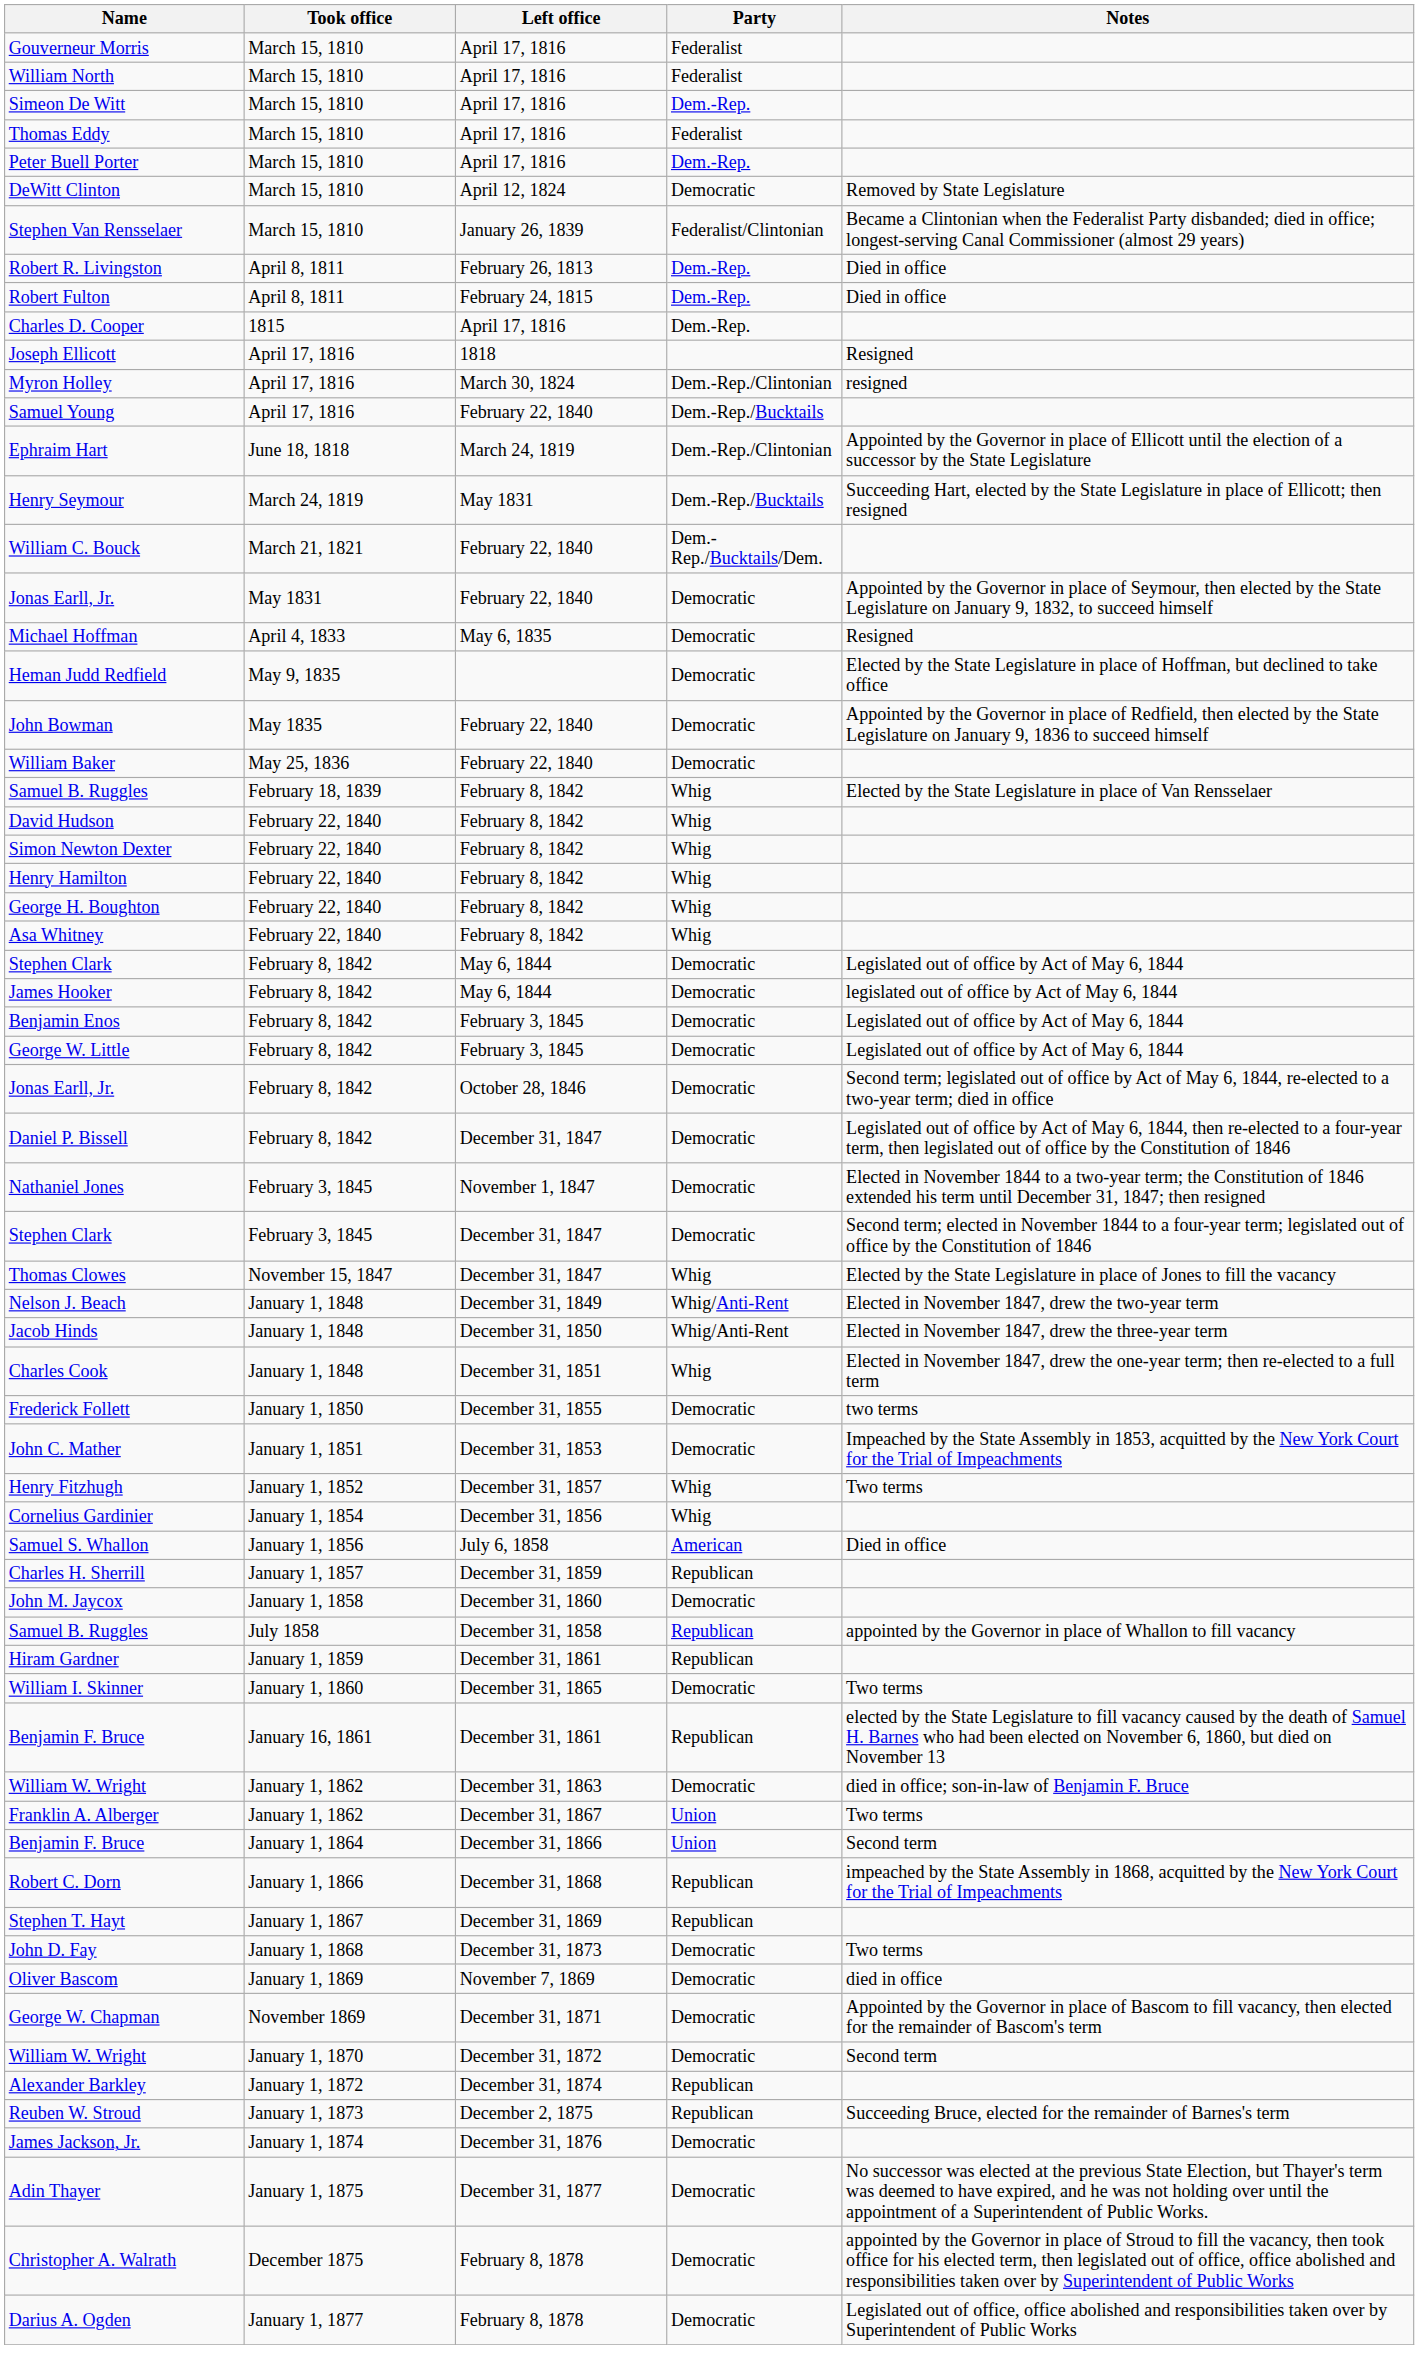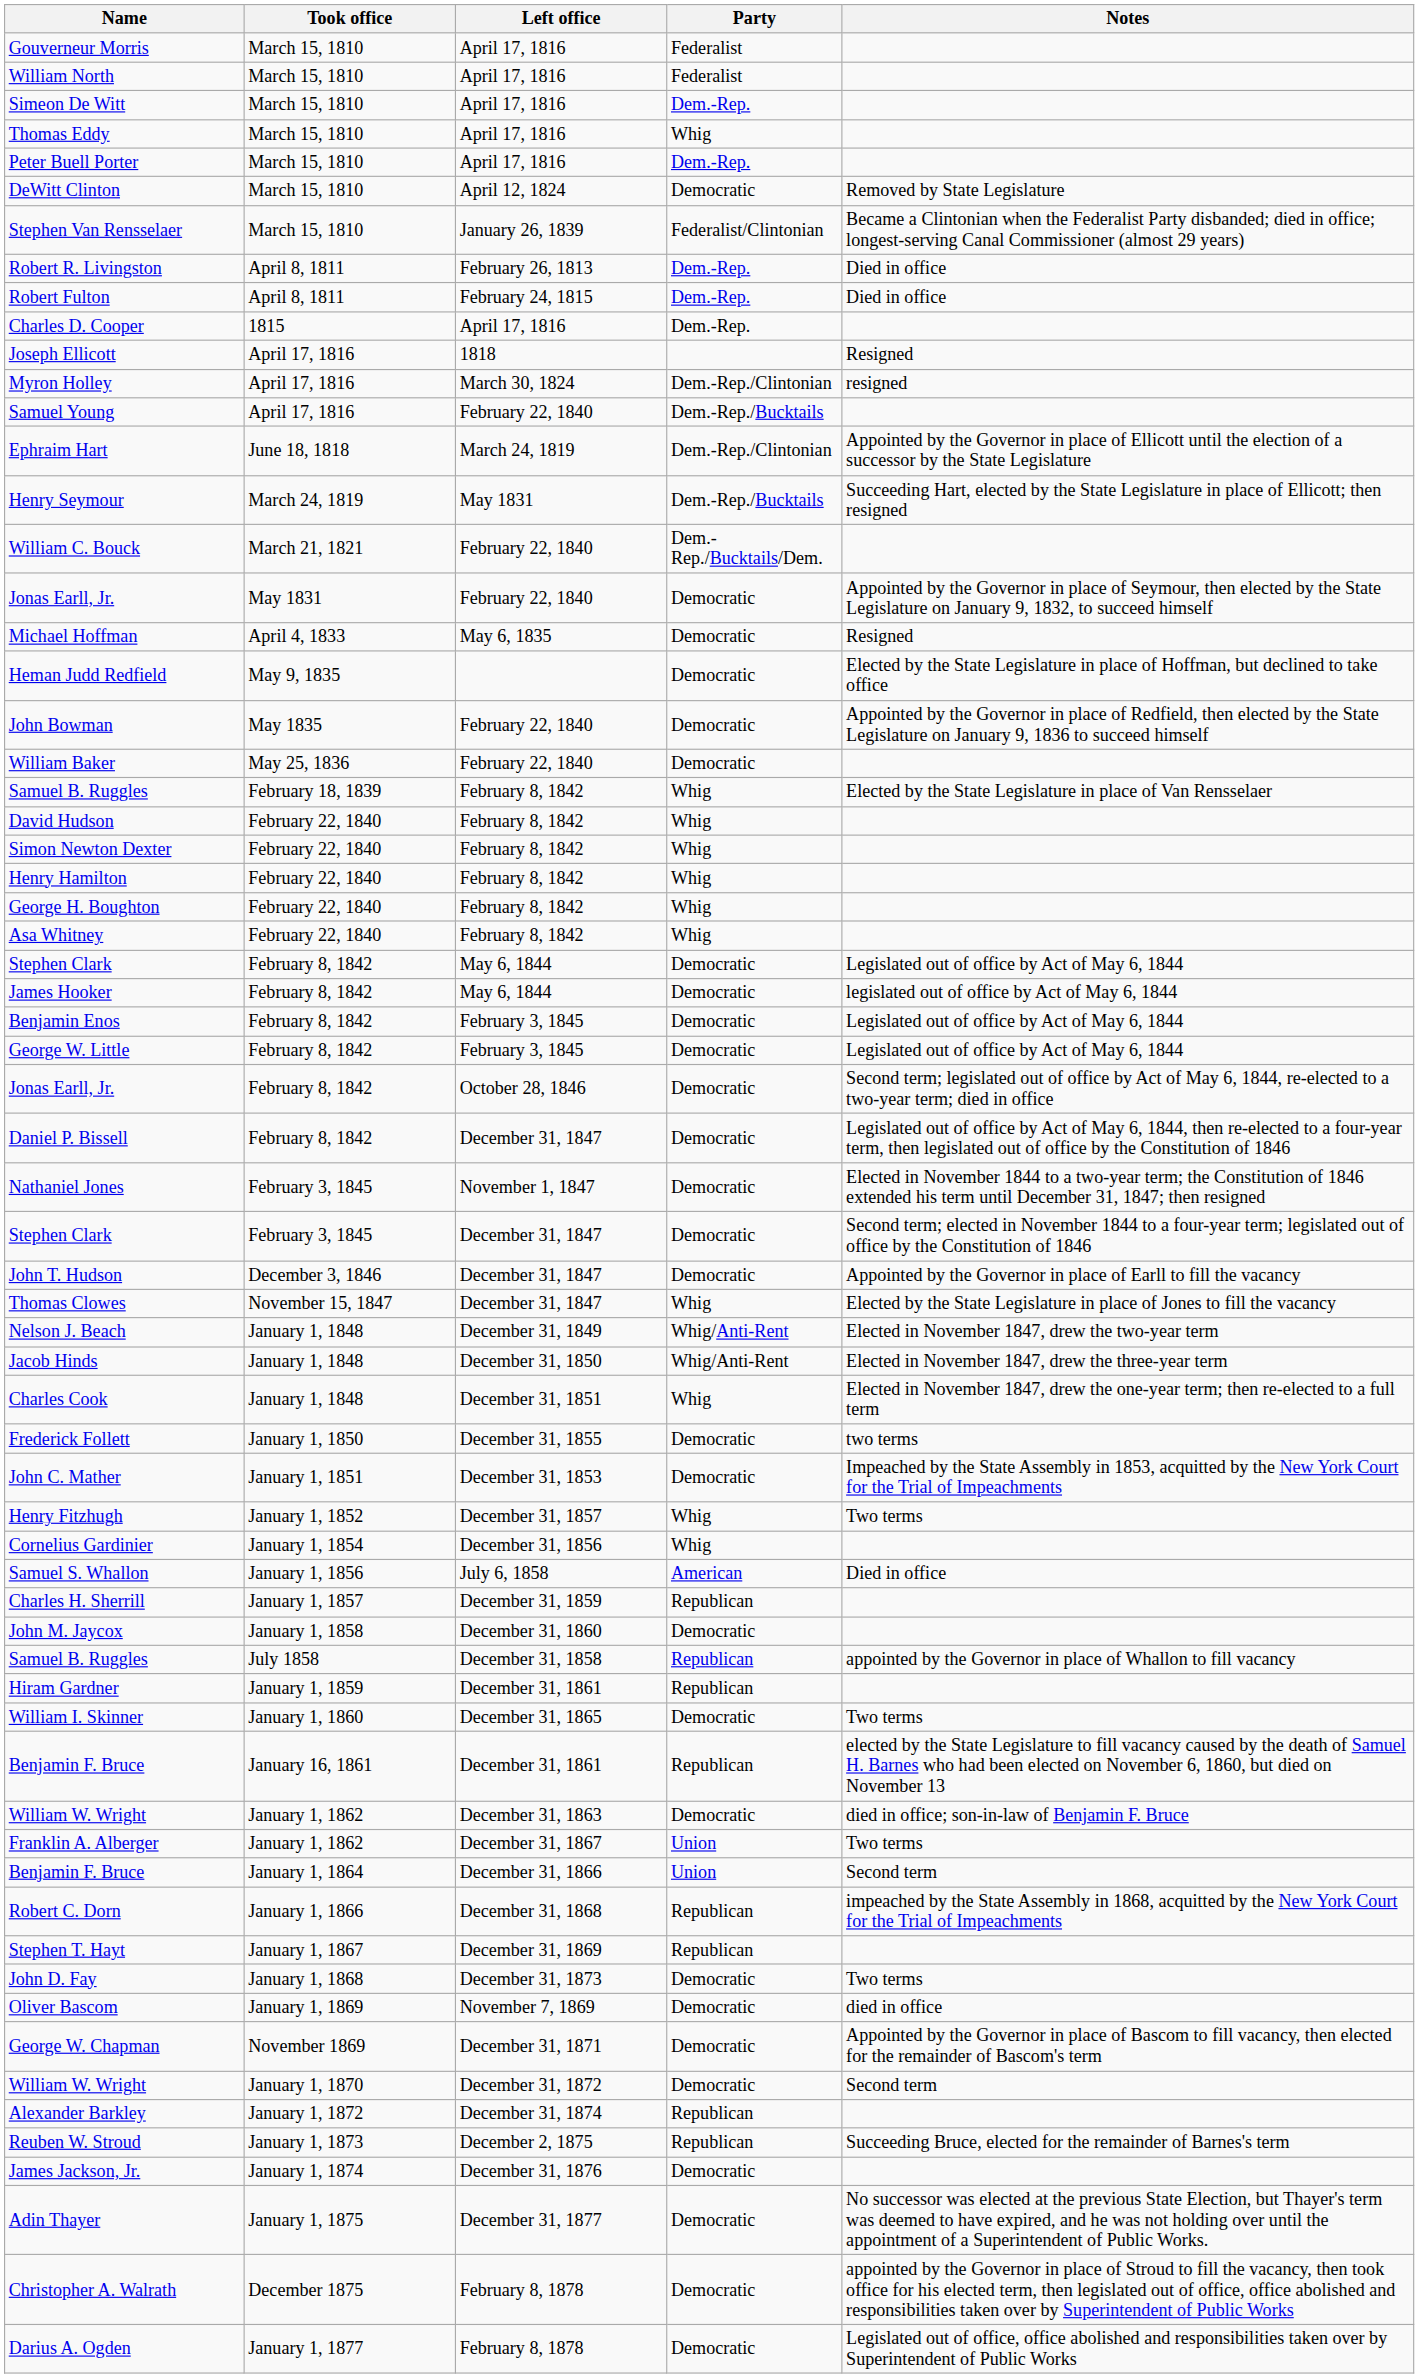(707, 133) Federalist -> (691, 133) Whig
+ row: (65, 1274)
